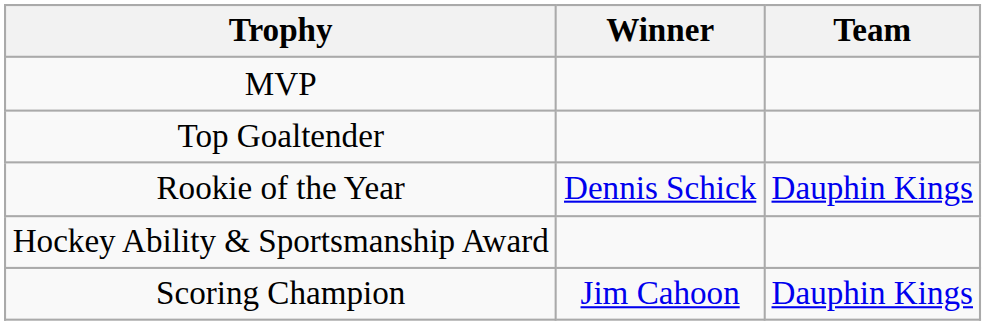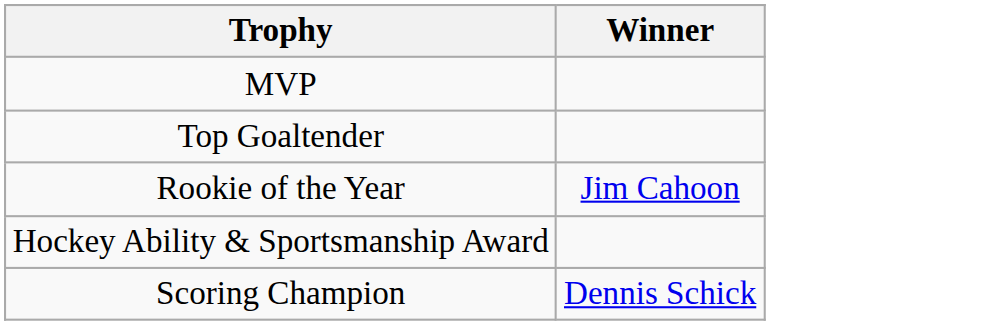- column: (872, 30)
(660, 188) Dennis Schick -> (660, 188) Jim Cahoon
(660, 293) Jim Cahoon -> (660, 293) Dennis Schick
